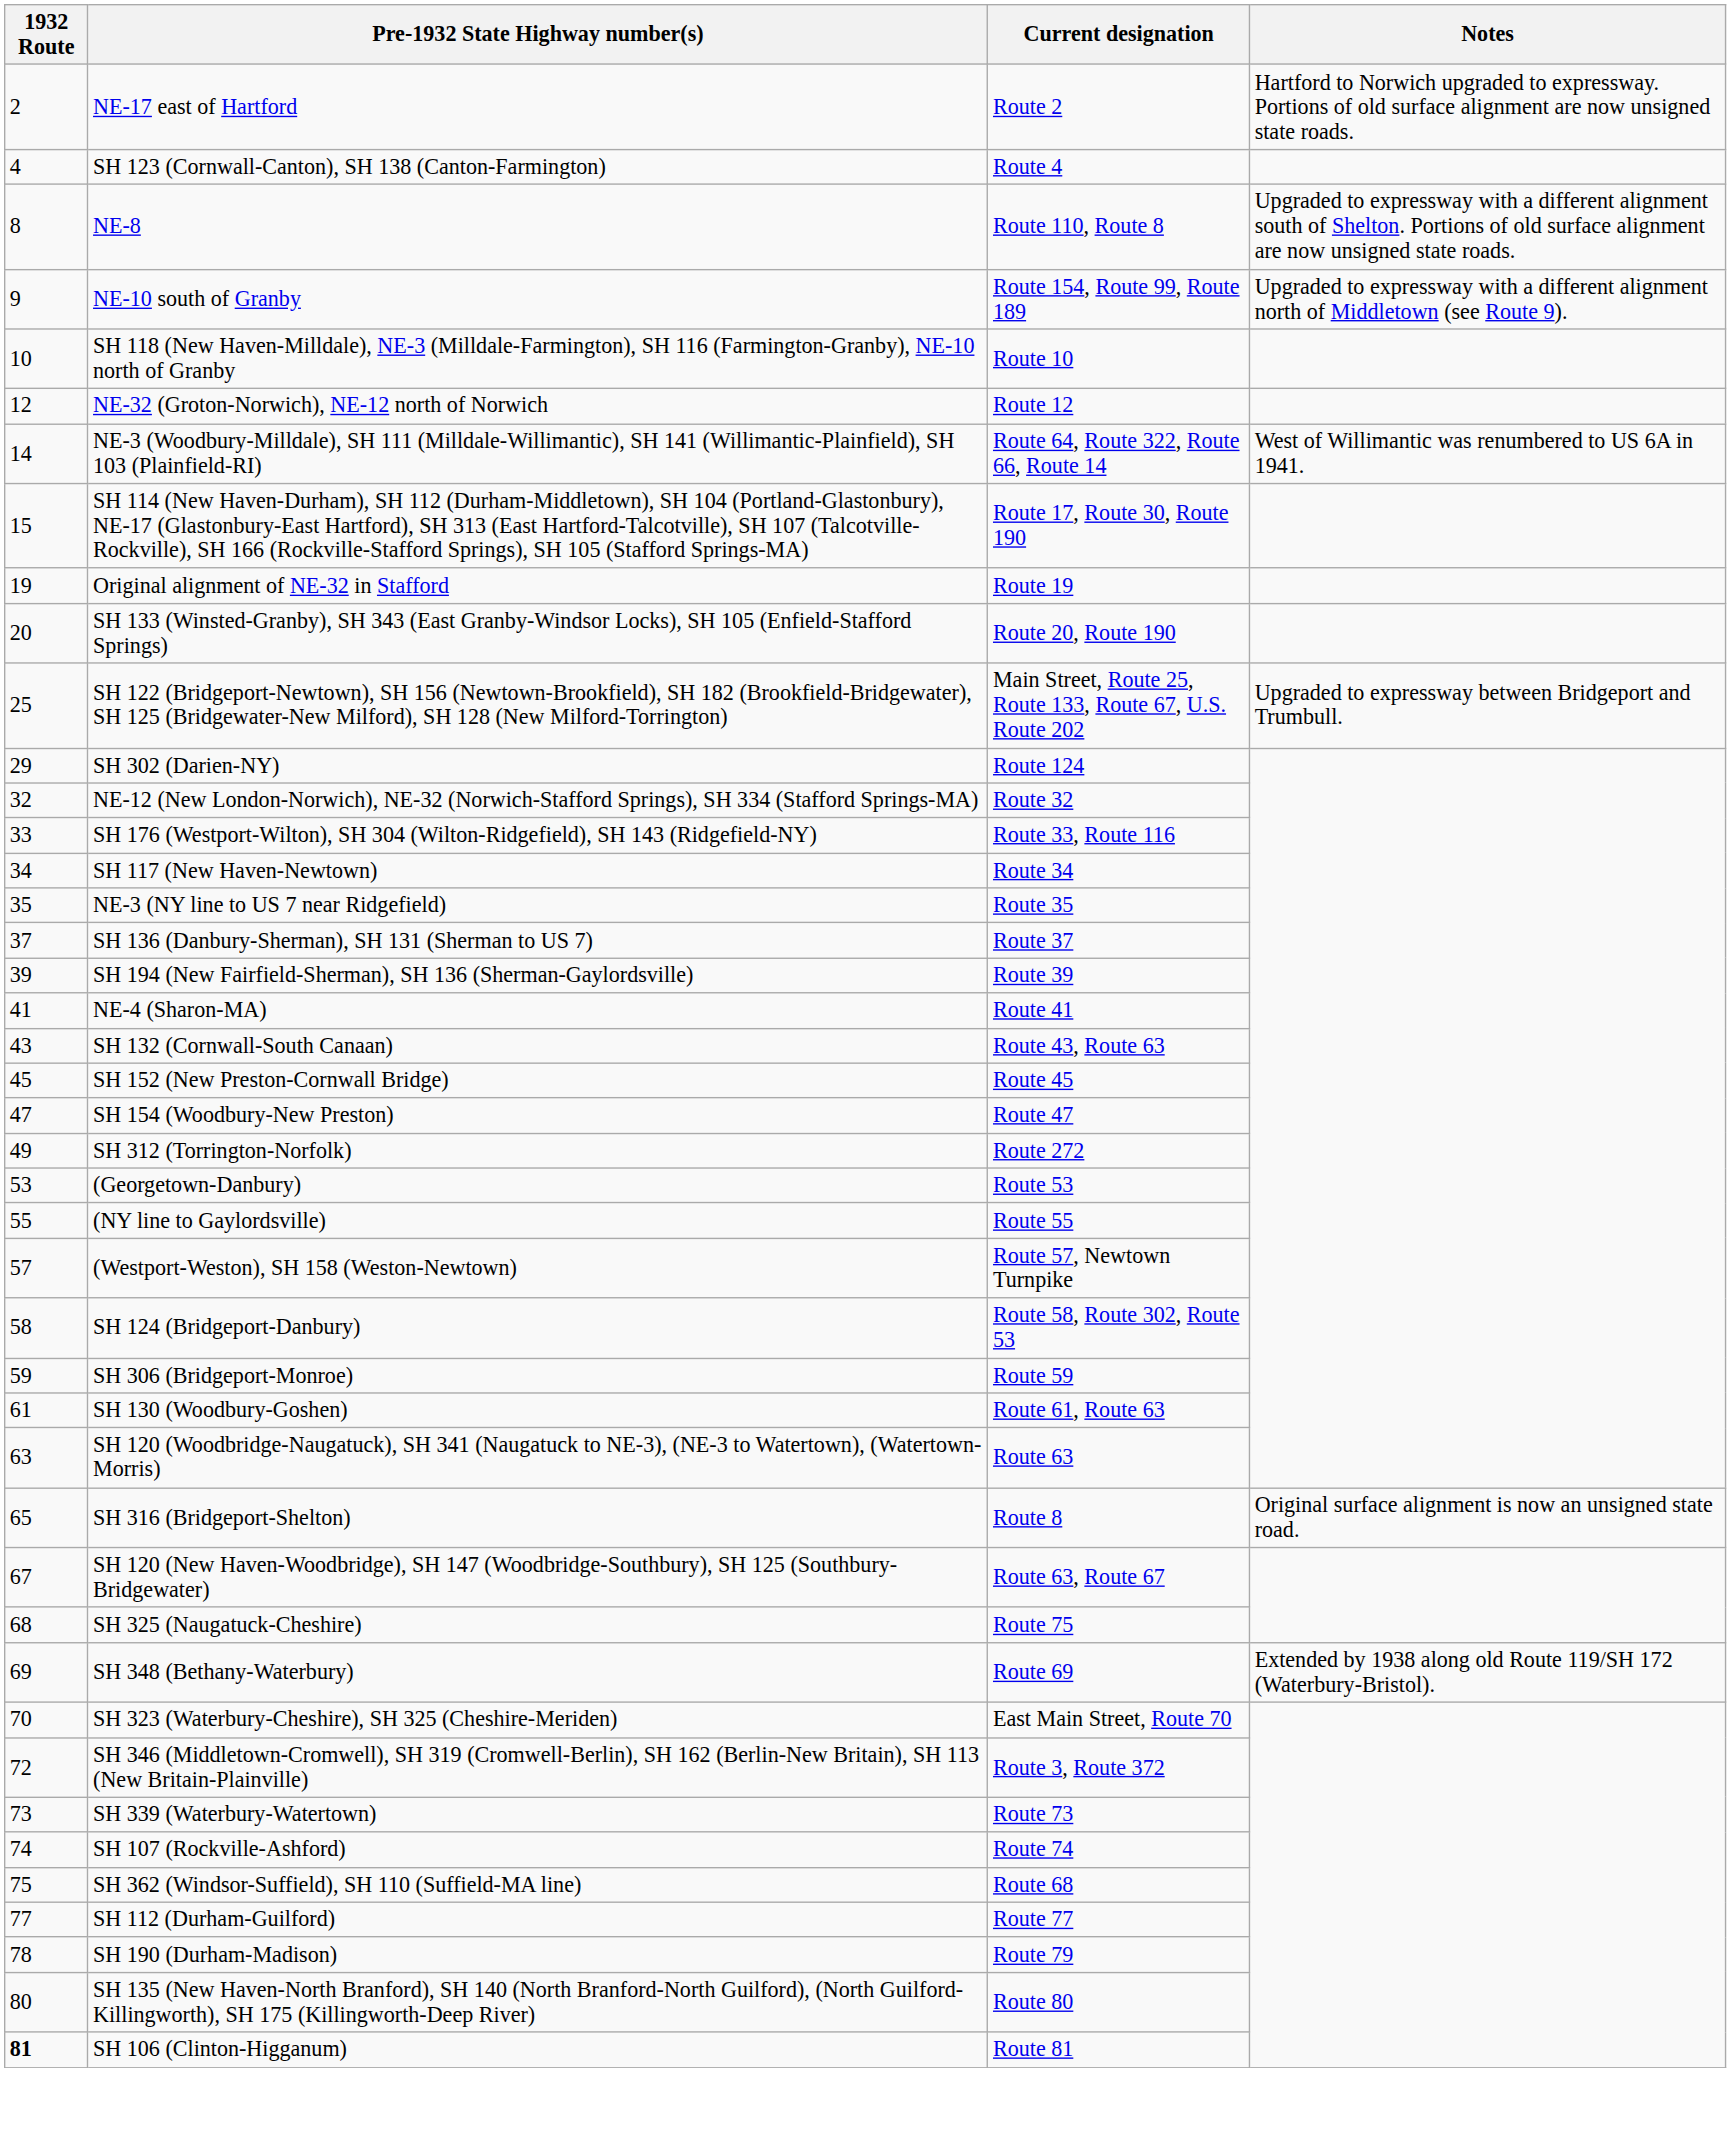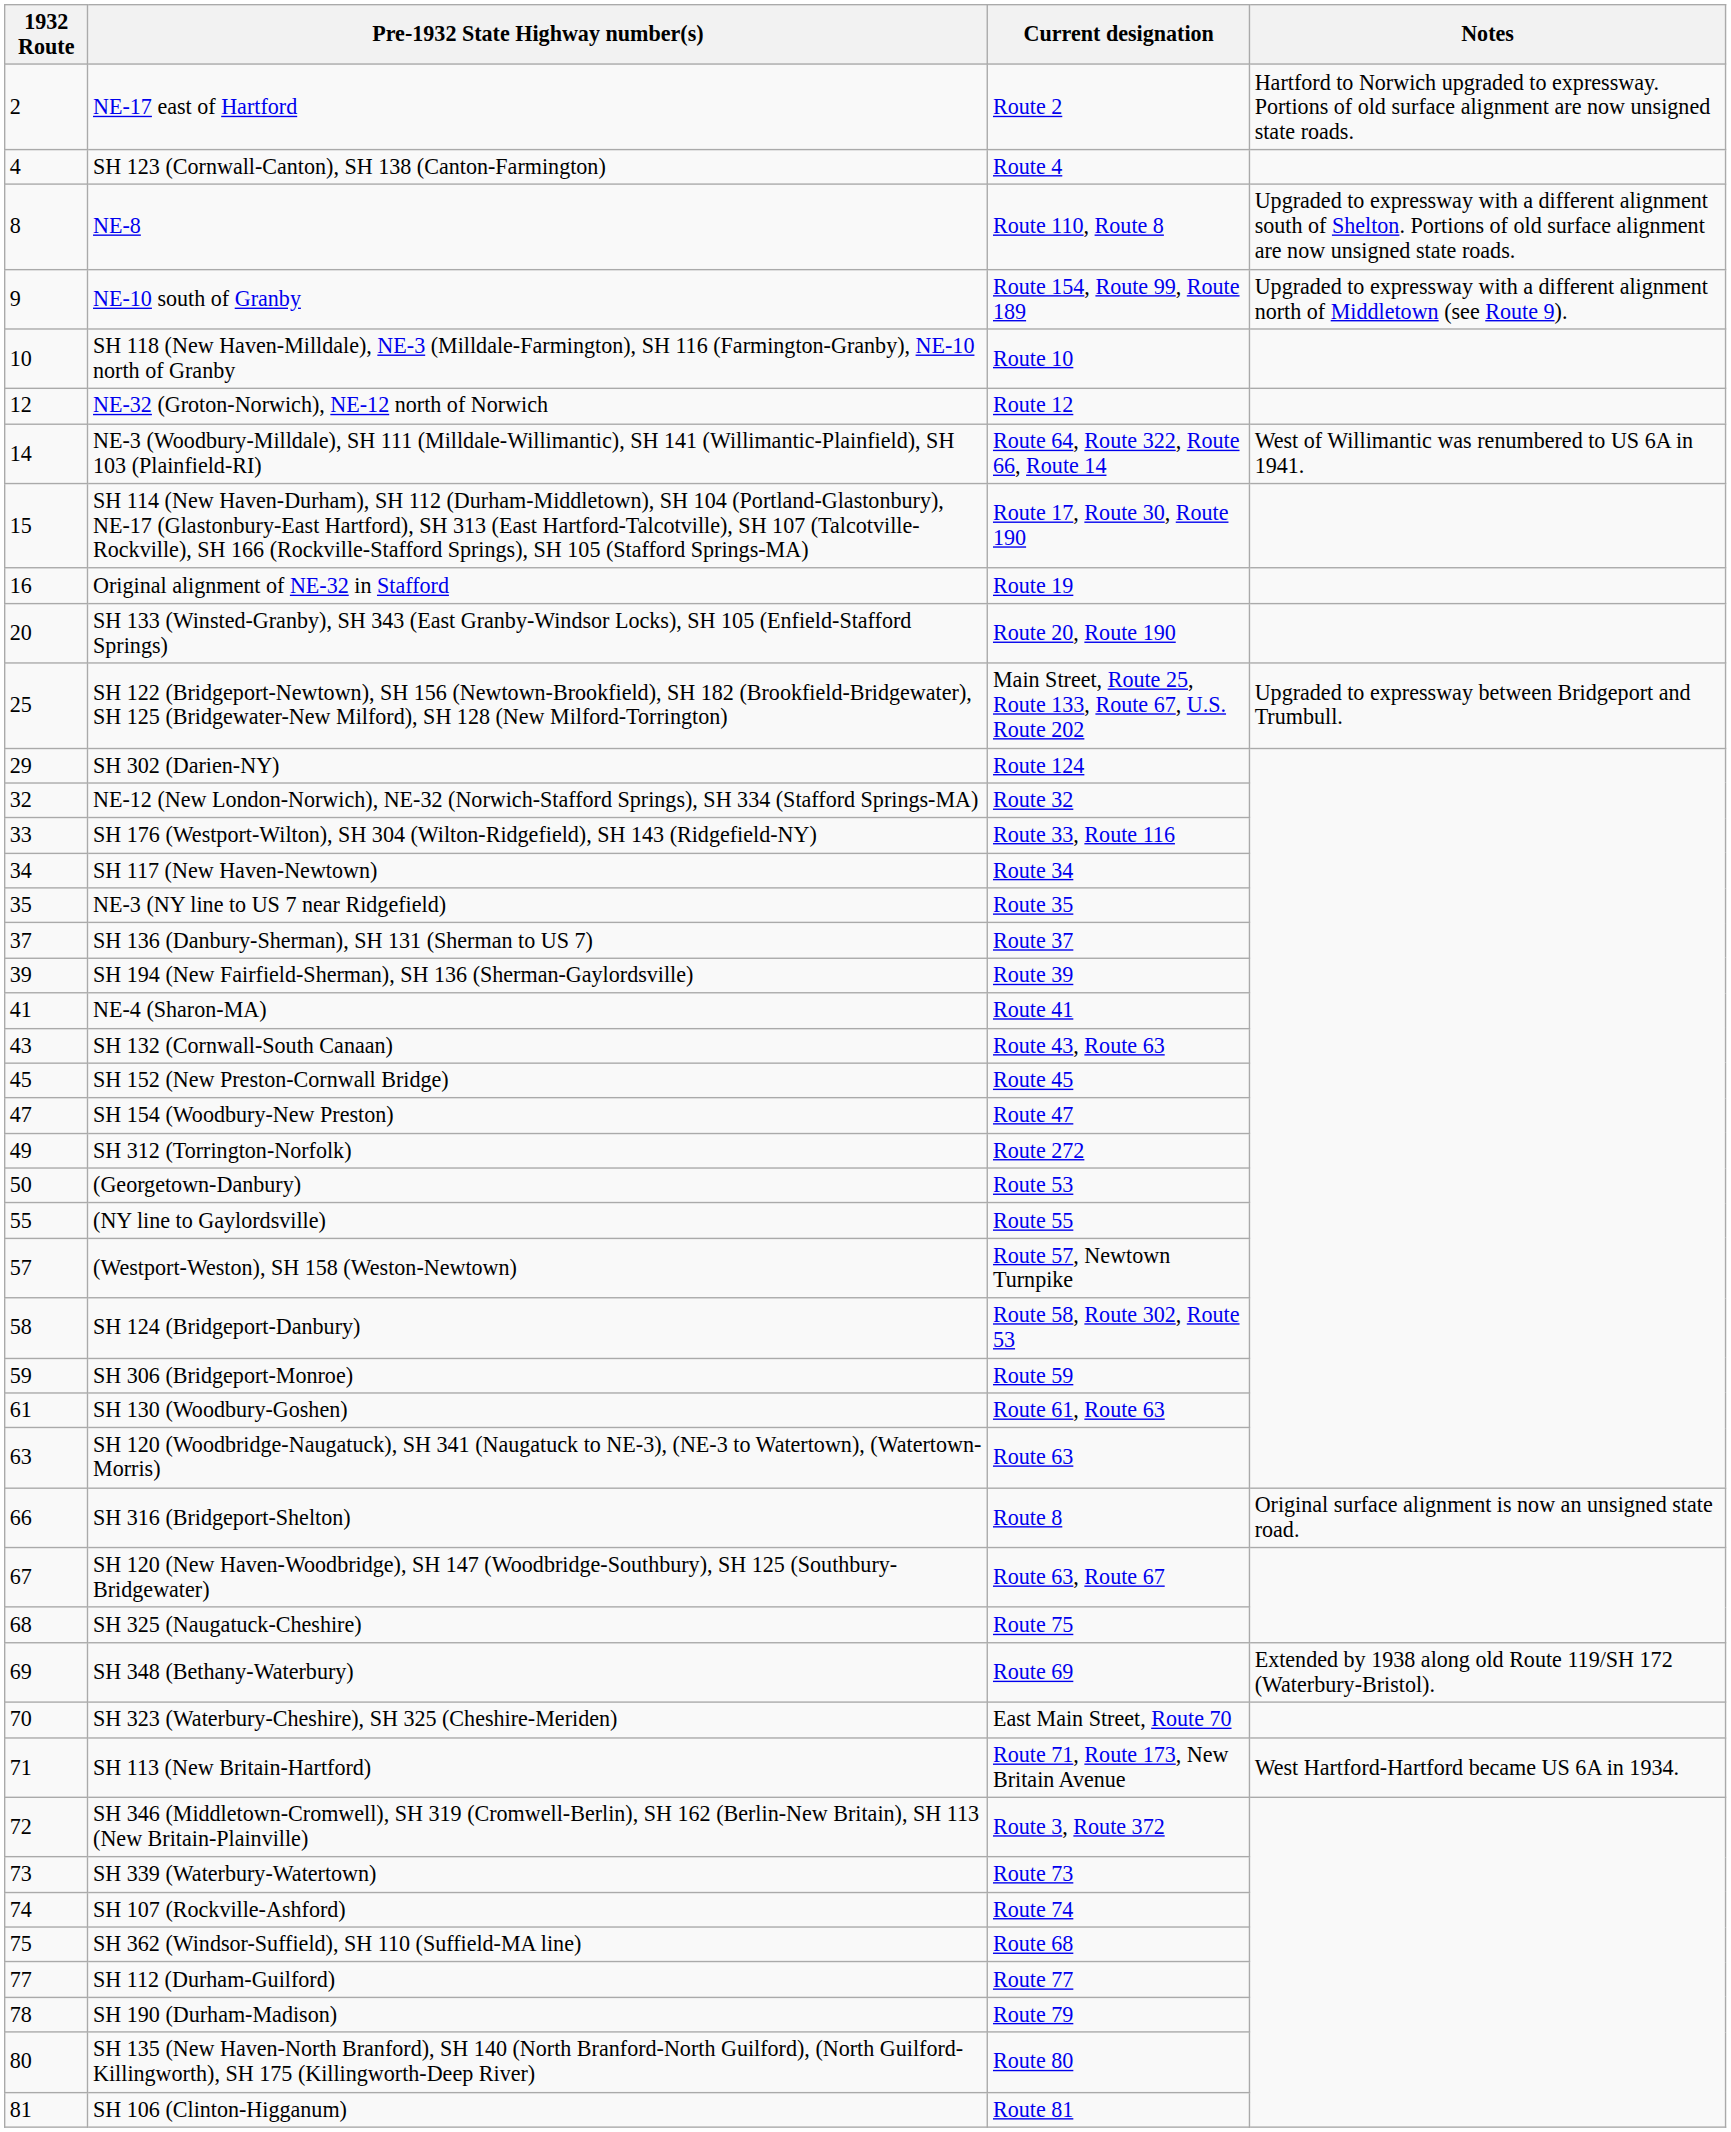(21, 585) 19 -> (21, 585) 16
(21, 1185) 53 -> (21, 1185) 50
(21, 1517) 65 -> (21, 1517) 66
+ row: (232, 1767)
(21, 2049) bold -> (21, 2109) normal
